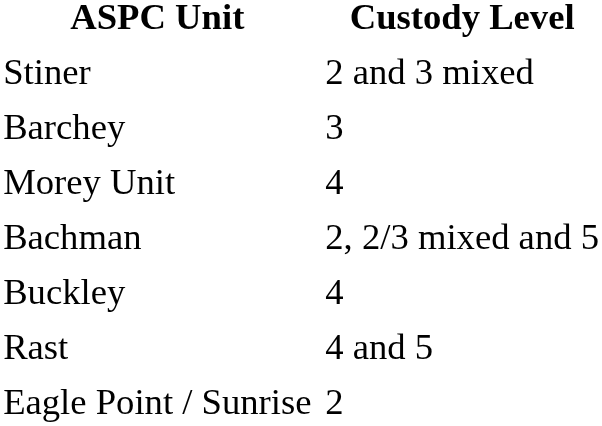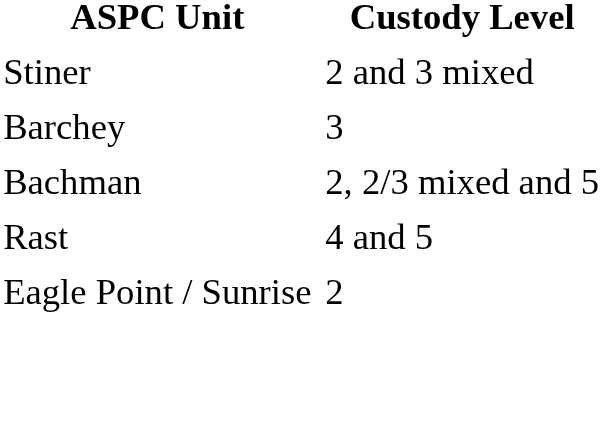- row: (89, 182)
- row: (64, 291)
